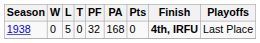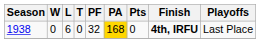(68, 30) 5 -> (68, 30) 6
(116, 30) no background -> (116, 30) gold background
